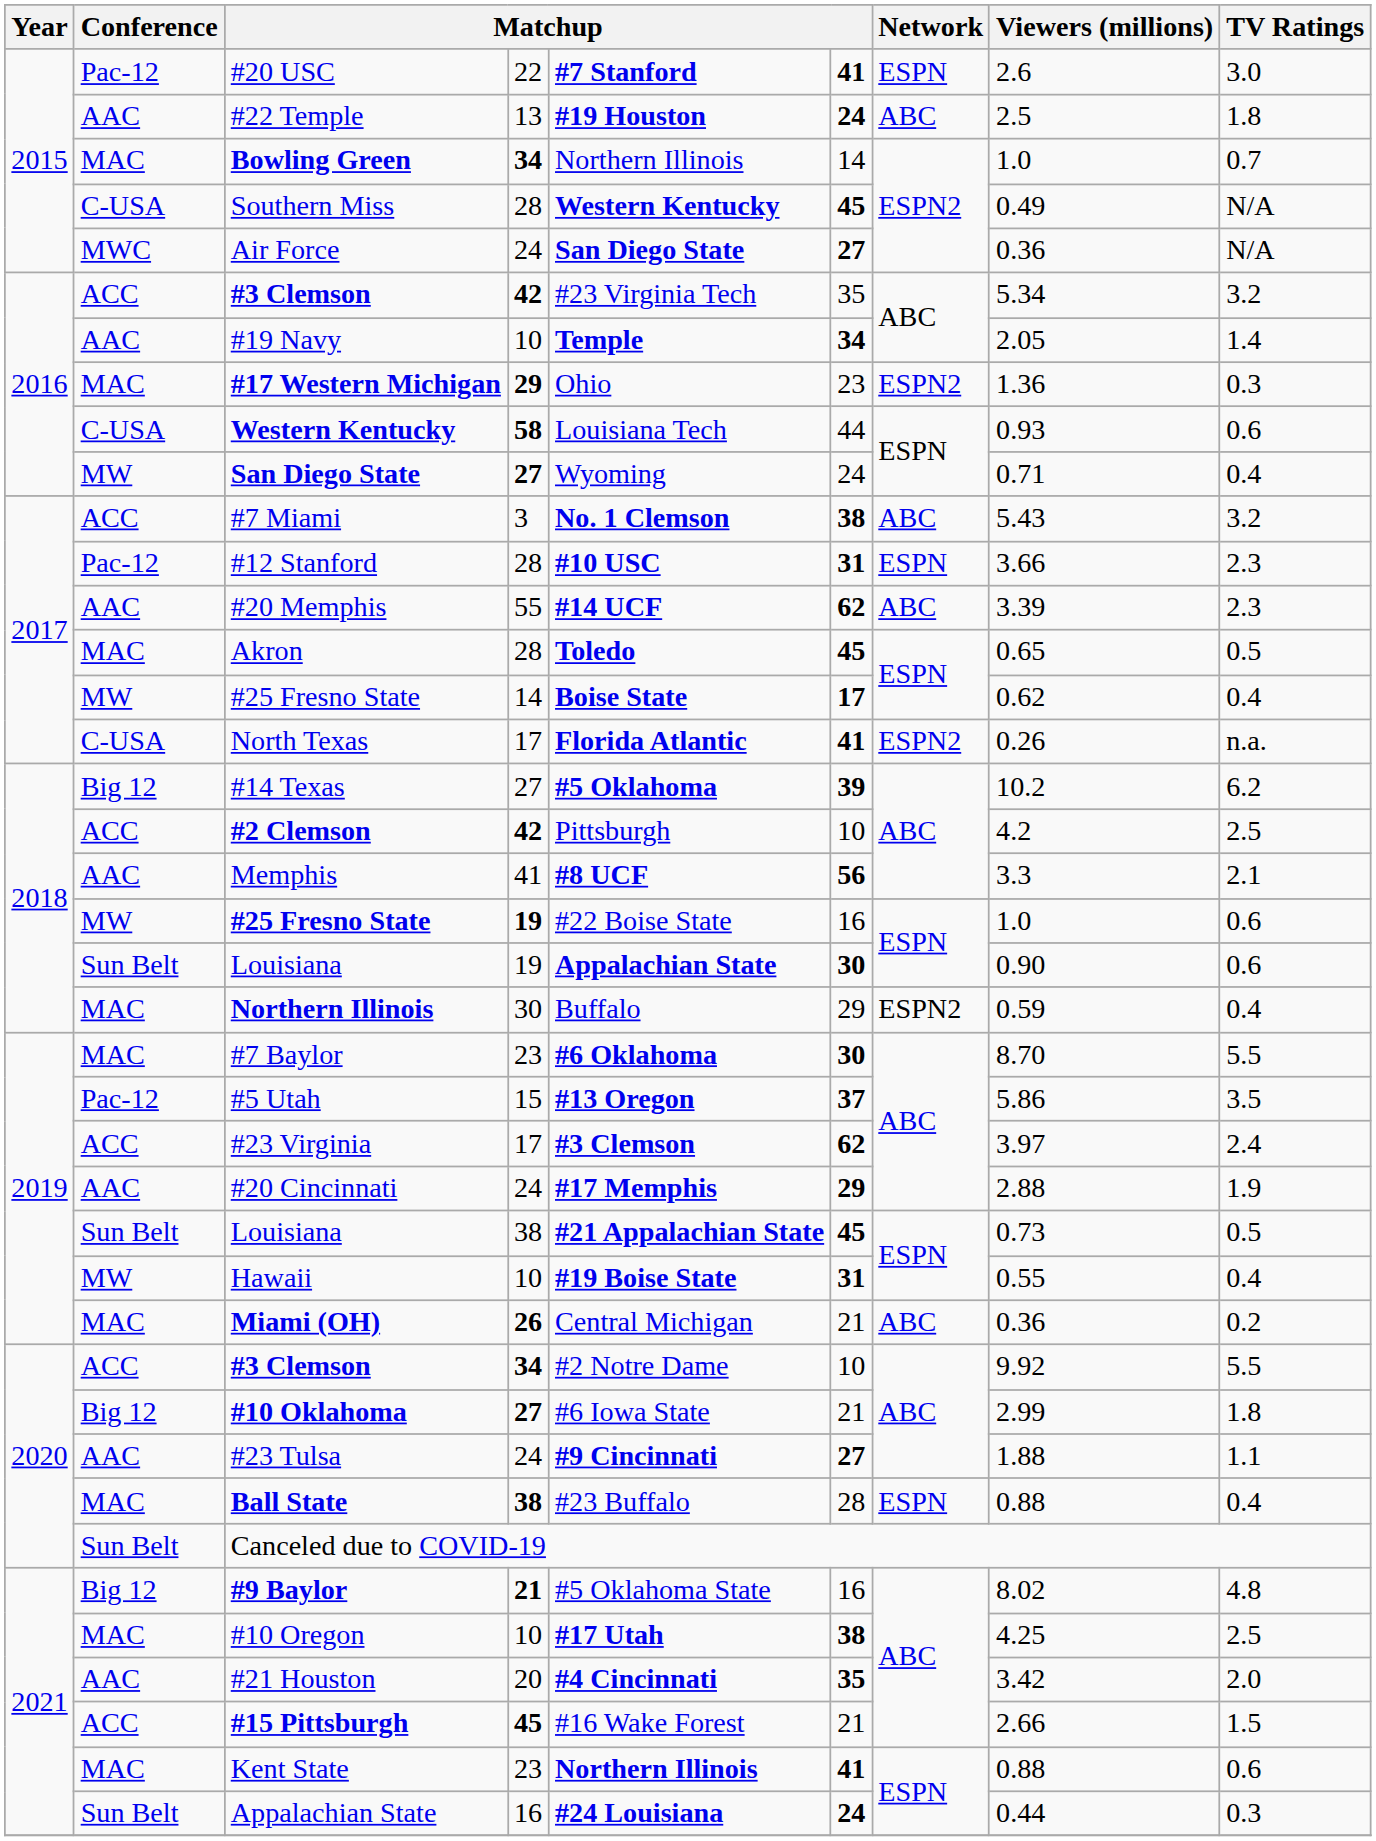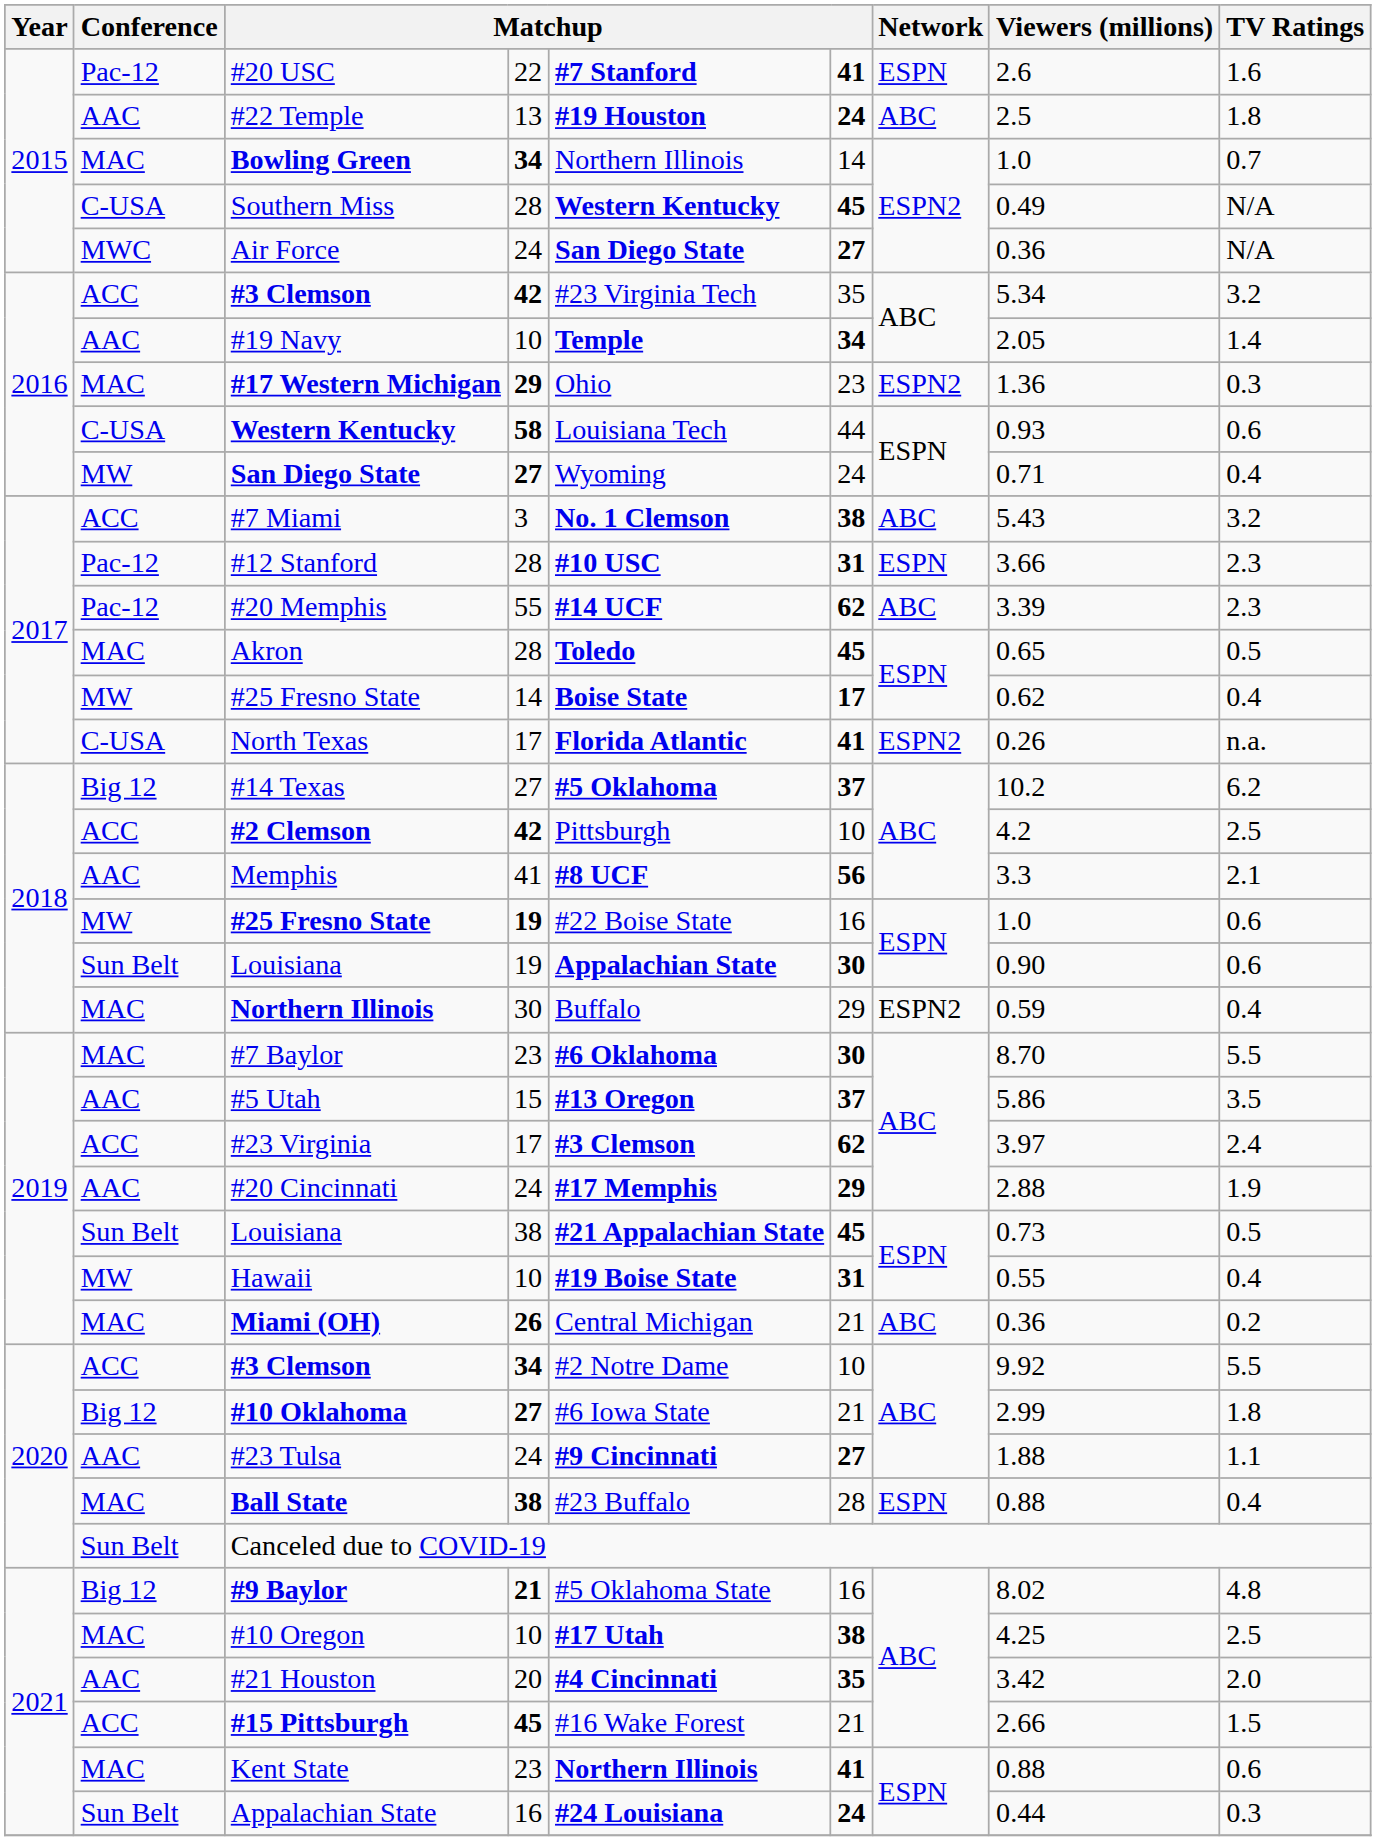(1244, 71) 3.0 -> (1244, 71) 1.6
(110, 607) AAC -> (120, 607) Pac-12
(851, 786) 39 -> (851, 786) 37
(120, 1098) Pac-12 -> (110, 1098) AAC
